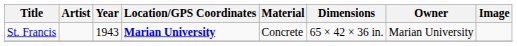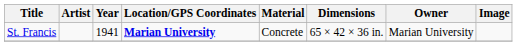(107, 31) 1943 -> (107, 31) 1941
